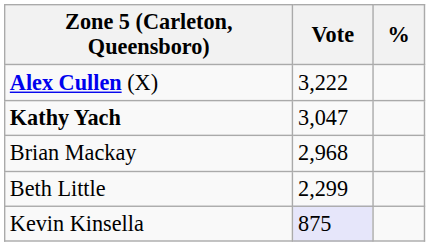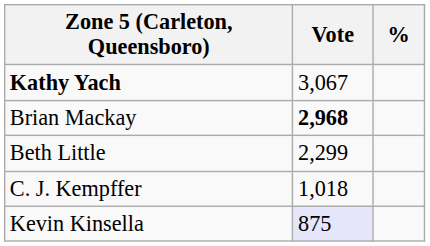- row: (84, 82)
(323, 117) 3,047 -> (323, 82) 3,067
(323, 152) normal -> (323, 117) bold
+ row: (76, 188)
